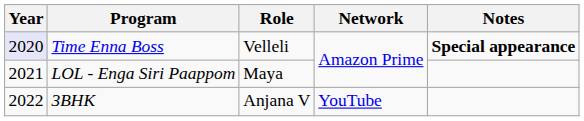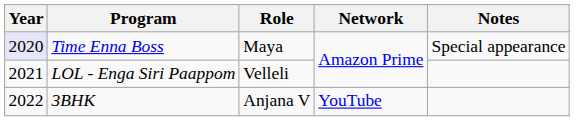(266, 45) Velleli -> (263, 45) Maya
(503, 45) bold -> (499, 45) normal
(263, 73) Maya -> (266, 73) Velleli
